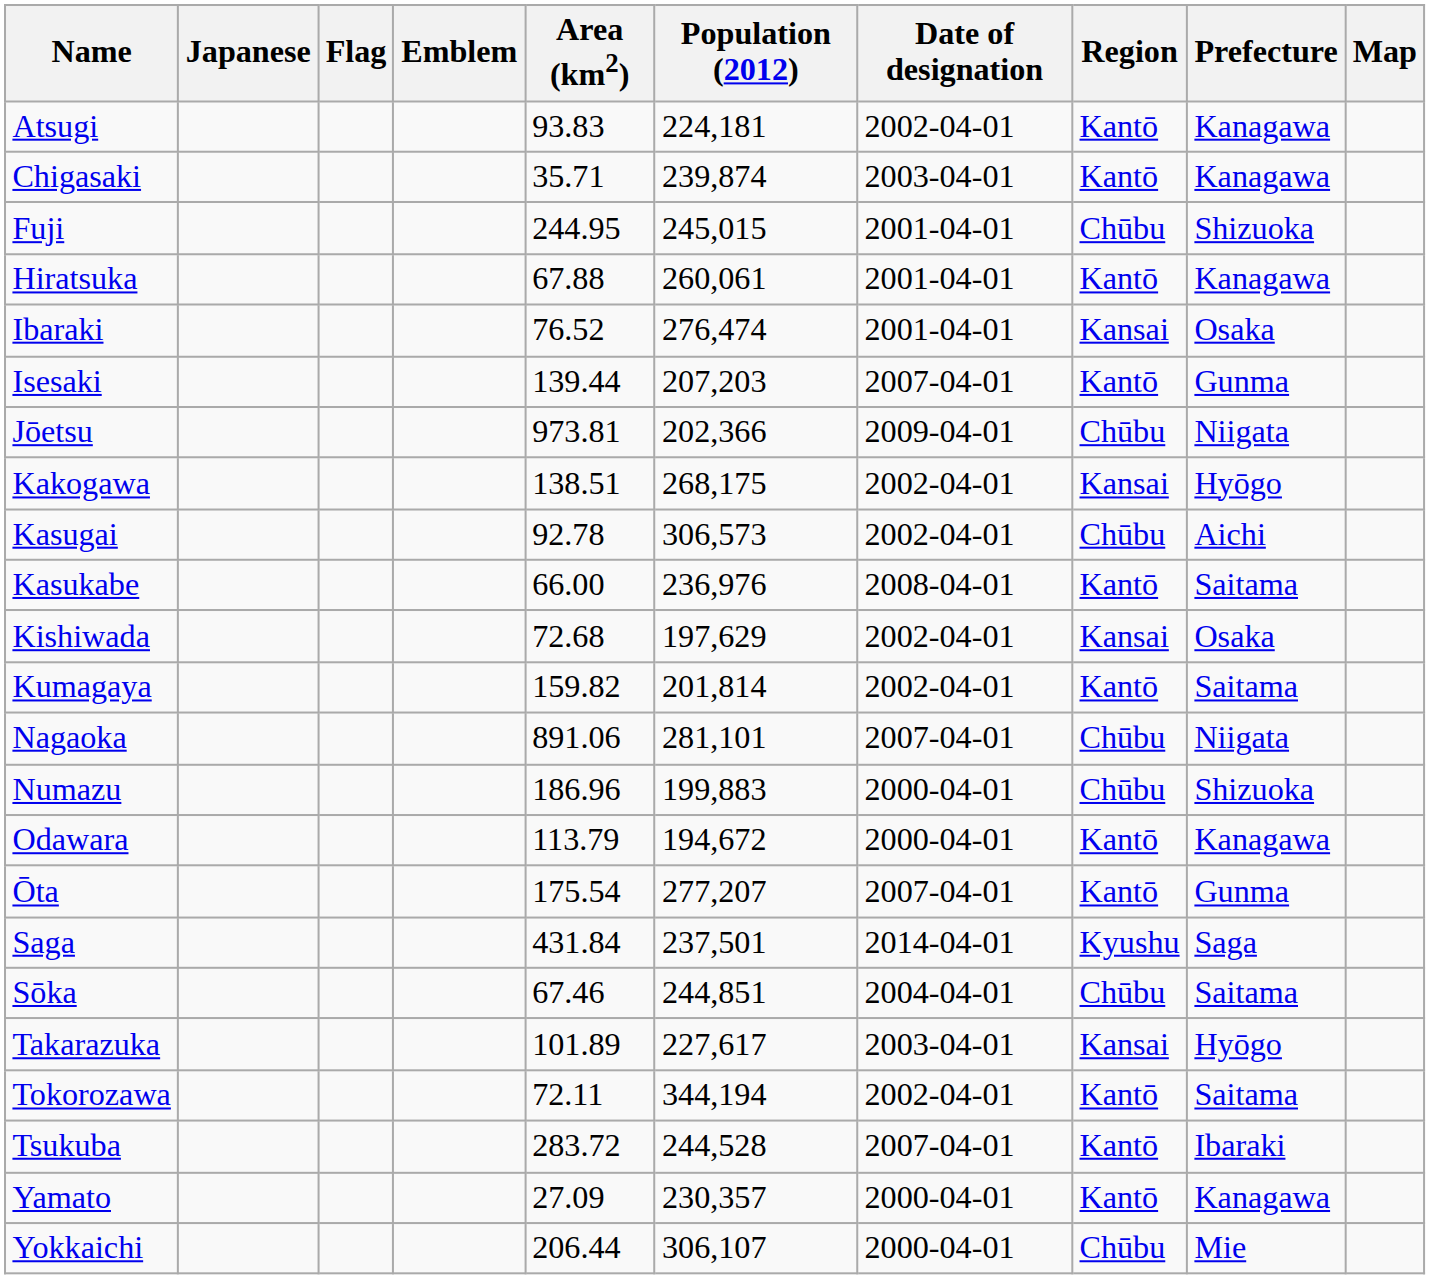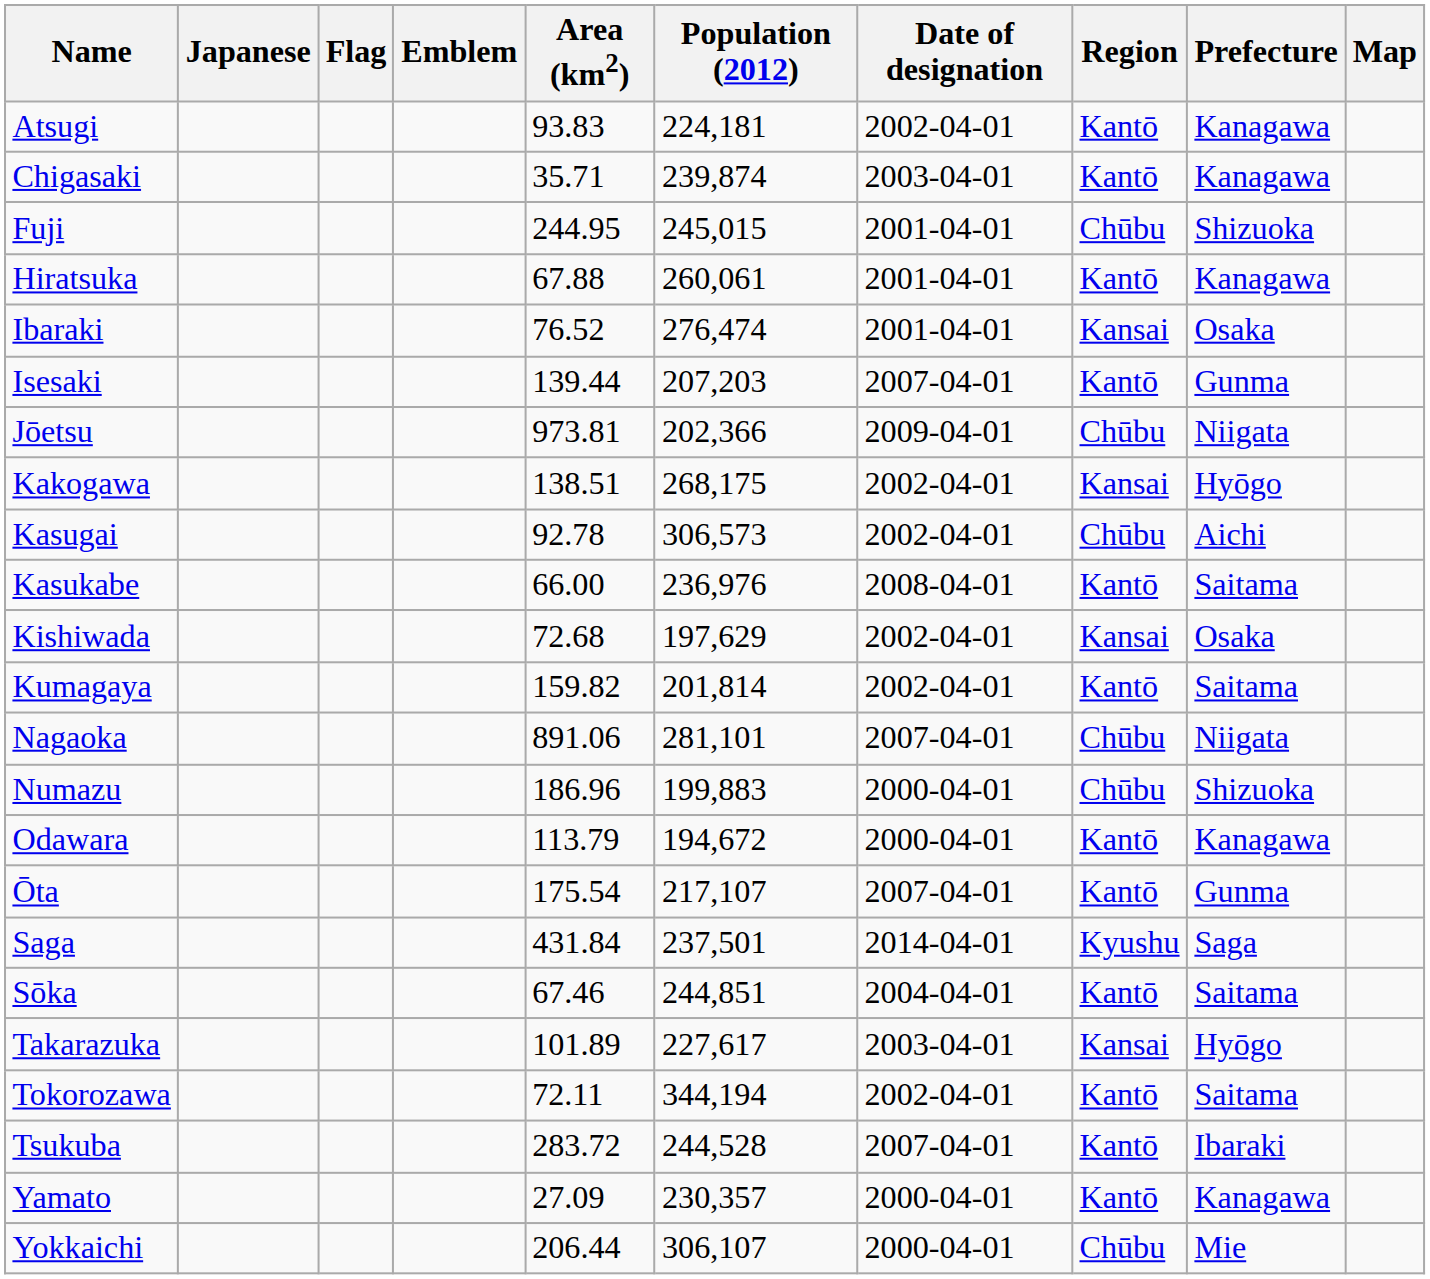(714, 890) 277,207 -> (714, 890) 217,107
(1122, 992) Chūbu -> (1119, 992) Kantō
